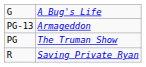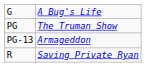rows swapped: (12, 40) <-> (20, 26)
